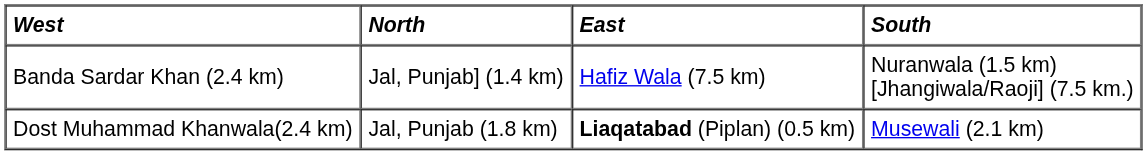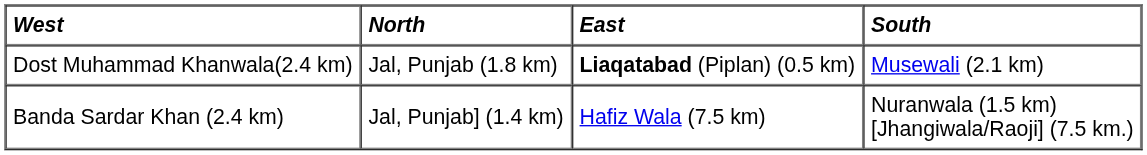rows swapped: (183, 128) <-> (148, 76)
